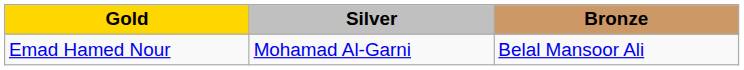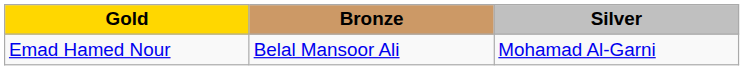columns swapped: (372, 19) <-> (616, 19)
